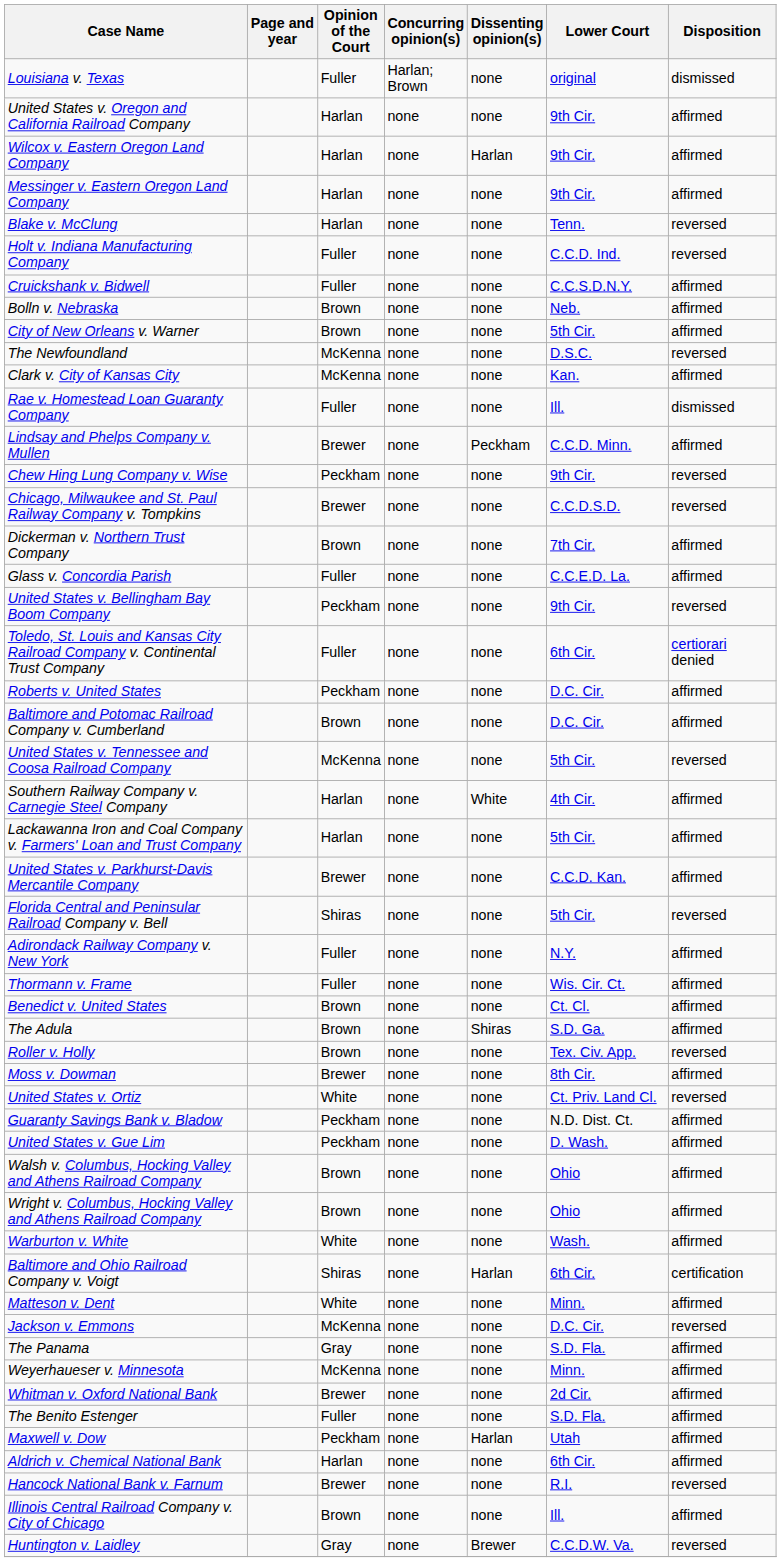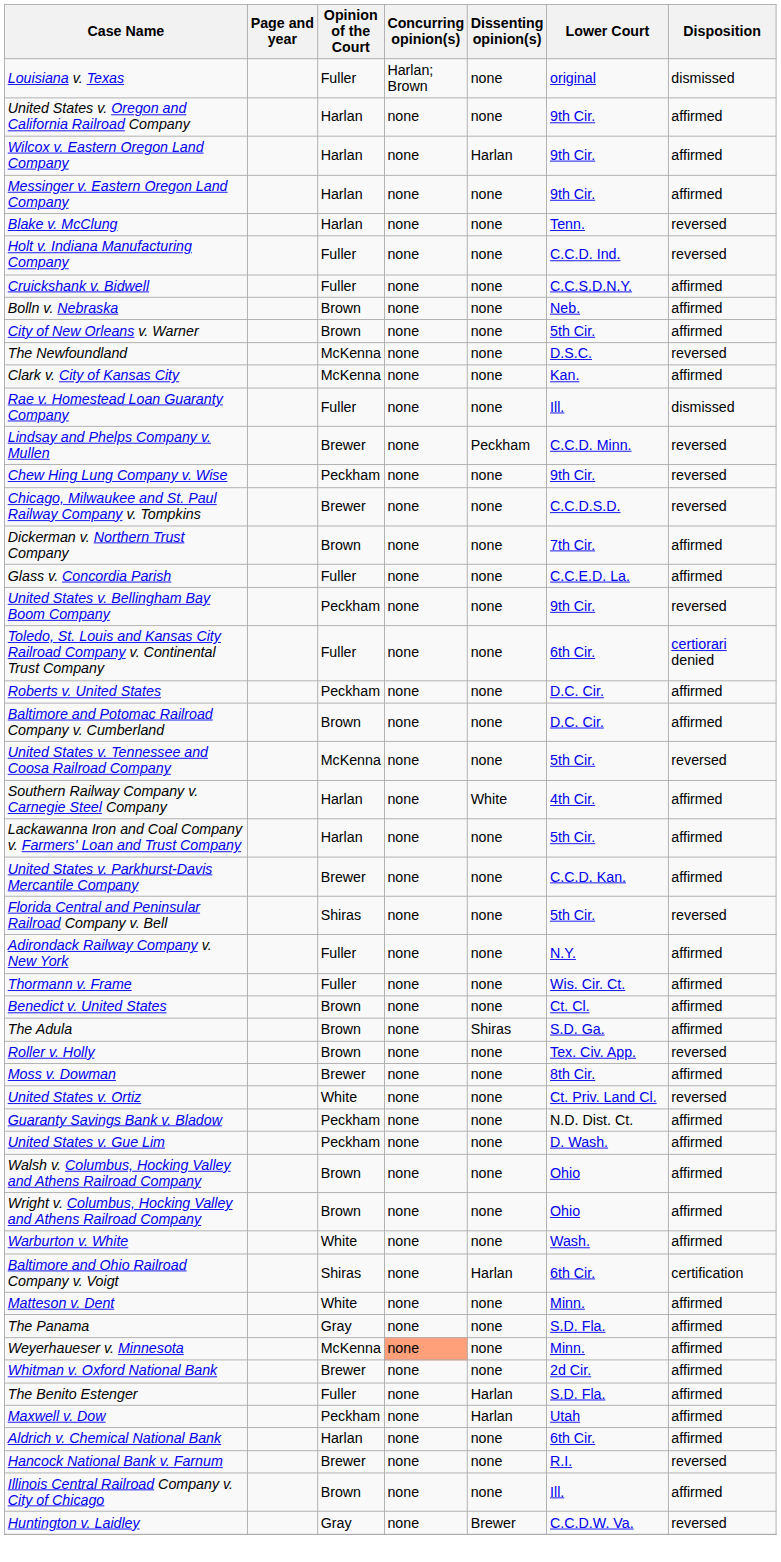(697, 445) affirmed -> (699, 445) reversed
- row: (71, 1326)
(403, 1371) no background -> (403, 1348) lightsalmon background
(487, 1416) none -> (492, 1393) Harlan
